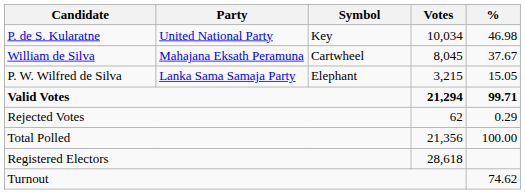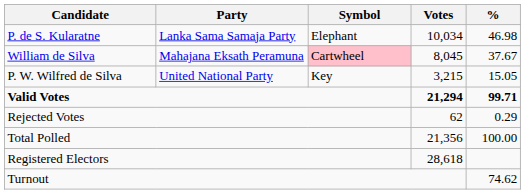(216, 35) United National Party -> (227, 35) Lanka Sama Samaja Party
(322, 35) Key -> (334, 35) Elephant
(338, 55) no background -> (338, 55) pink background
(227, 76) Lanka Sama Samaja Party -> (216, 76) United National Party
(334, 76) Elephant -> (322, 76) Key
